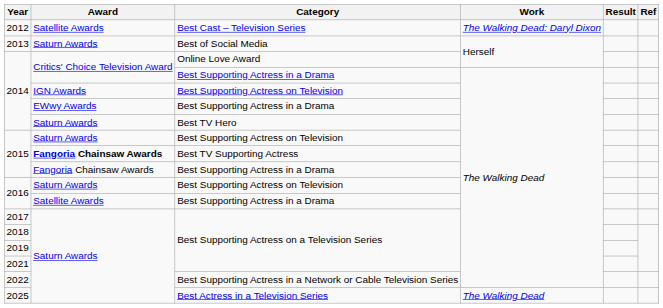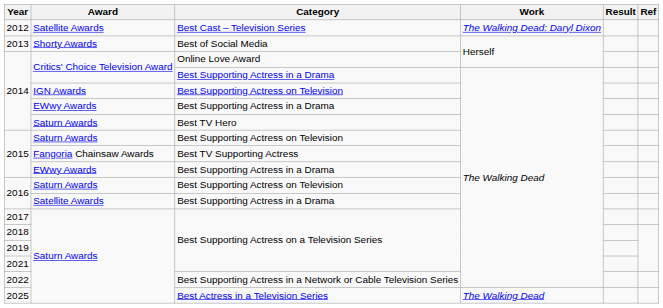(65, 43) Saturn Awards -> (65, 43) Shorty Awards
(98, 153) bold -> (94, 153) normal
(94, 169) Fangoria Chainsaw Awards -> (65, 169) EWwy Awards
